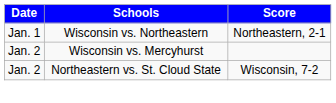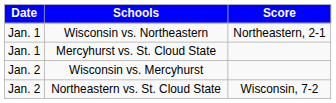+ row: (136, 51)
